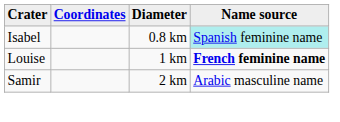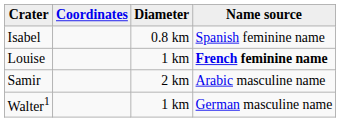(258, 37) paleturquoise background -> (260, 37) no background
+ row: (29, 104)
